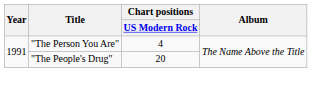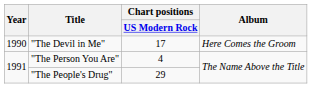+ row: (68, 43)
(161, 59) 20 -> (161, 75) 29
